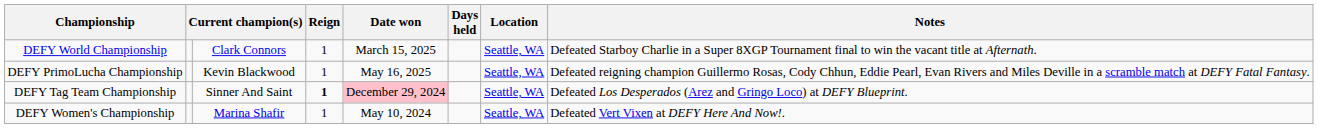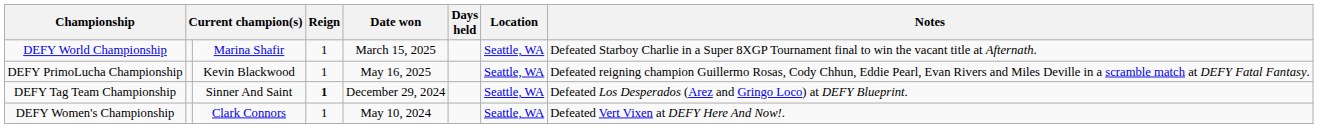(249, 50) Clark Connors -> (249, 50) Marina Shafir
(396, 92) pink background -> (396, 92) no background
(249, 112) Marina Shafir -> (249, 112) Clark Connors
